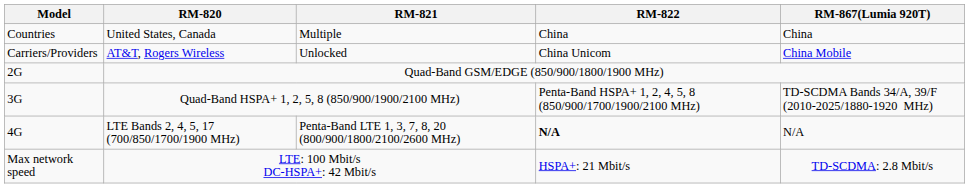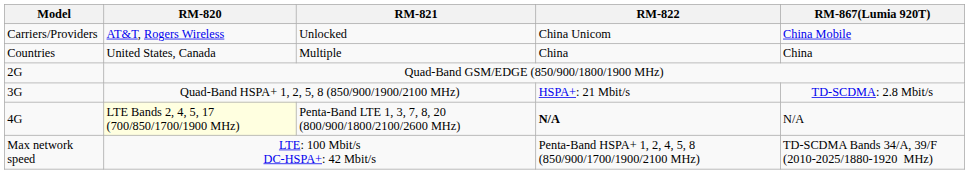rows swapped: (31, 33) <-> (52, 53)
(619, 99) Penta-Band HSPA+ 1, 2, 4, 5, 8 (850/900/1700/1900/2100 MHz) -> (584, 92) HSPA+: 21 Mbit/s
(860, 99) TD-SCDMA Bands 34/A, 39/F (2010-2025/1880-1920 MHz) -> (872, 92) TD-SCDMA: 2.8 Mbit/s
(173, 132) no background -> (173, 118) lightyellow background
(584, 166) HSPA+: 21 Mbit/s -> (619, 152) Penta-Band HSPA+ 1, 2, 4, 5, 8 (850/900/1700/1900/2100 MHz)
(872, 166) TD-SCDMA: 2.8 Mbit/s -> (860, 152) TD-SCDMA Bands 34/A, 39/F (2010-2025/1880-1920 MHz)
